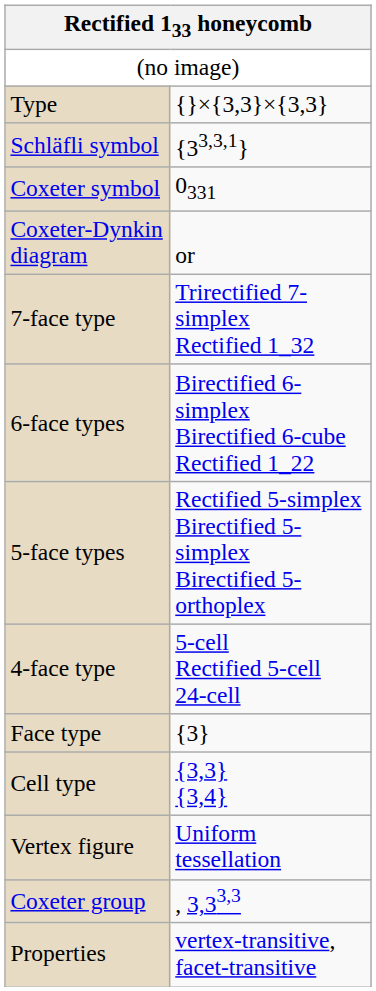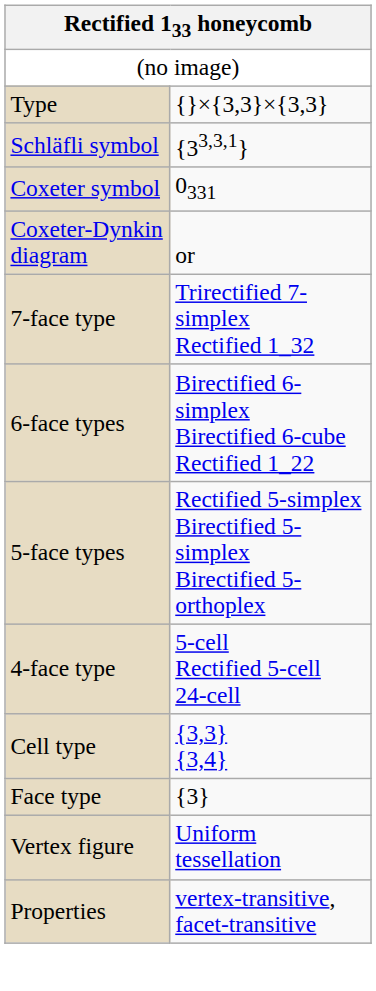rows swapped: (53, 783) <-> (56, 732)
- row: (78, 900)
